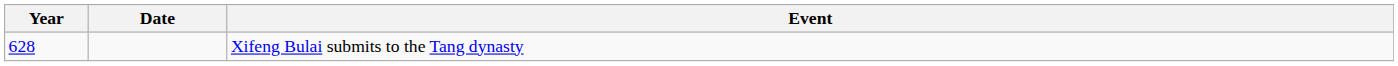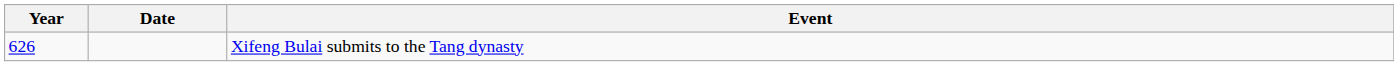(22, 46) 628 -> (22, 46) 626
